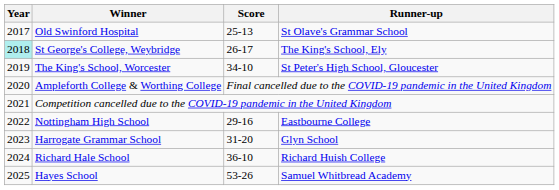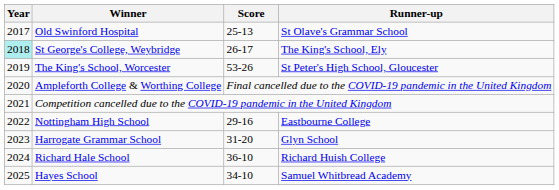(240, 67) 34-10 -> (240, 67) 53-26
(240, 175) 53-26 -> (240, 175) 34-10
